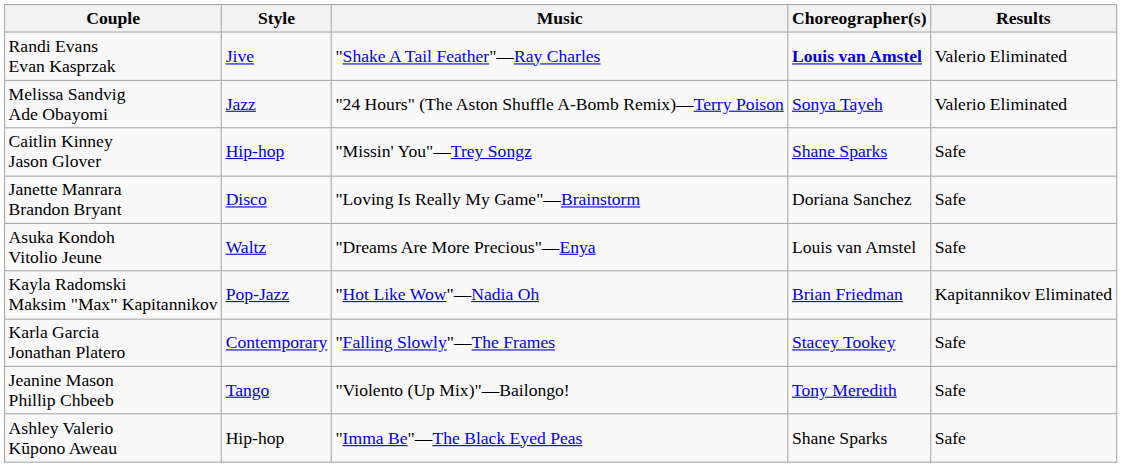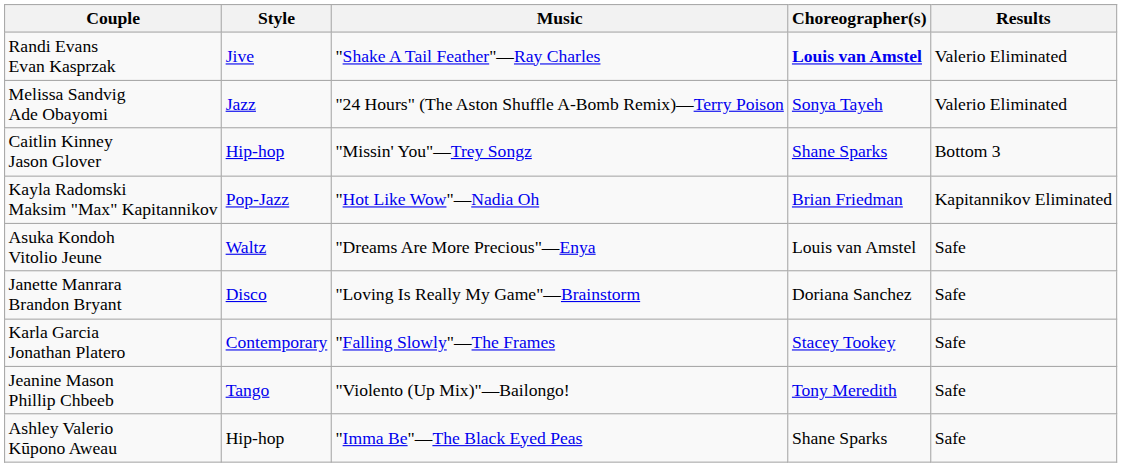(950, 151) Safe -> (968, 151) Bottom 3
rows swapped: (65, 199) <-> (113, 294)
